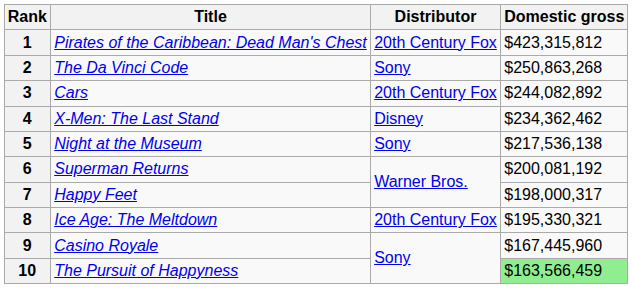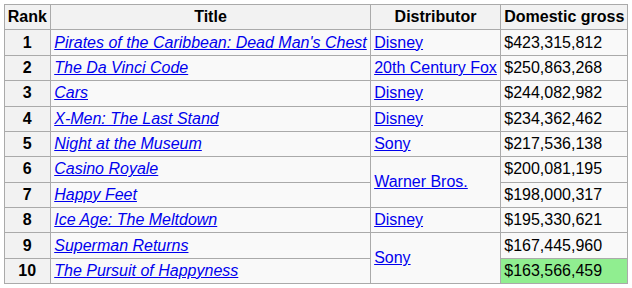(436, 42) 20th Century Fox -> (399, 42) Disney
(392, 67) Sony -> (436, 67) 20th Century Fox
(436, 93) 20th Century Fox -> (399, 93) Disney
(553, 93) $244,082,892 -> (553, 93) $244,082,982
(121, 169) Superman Returns -> (106, 169) Casino Royale
(553, 169) $200,081,192 -> (553, 169) $200,081,195
(436, 220) 20th Century Fox -> (399, 220) Disney
(553, 220) $195,330,321 -> (553, 220) $195,330,621
(106, 245) Casino Royale -> (121, 245) Superman Returns
